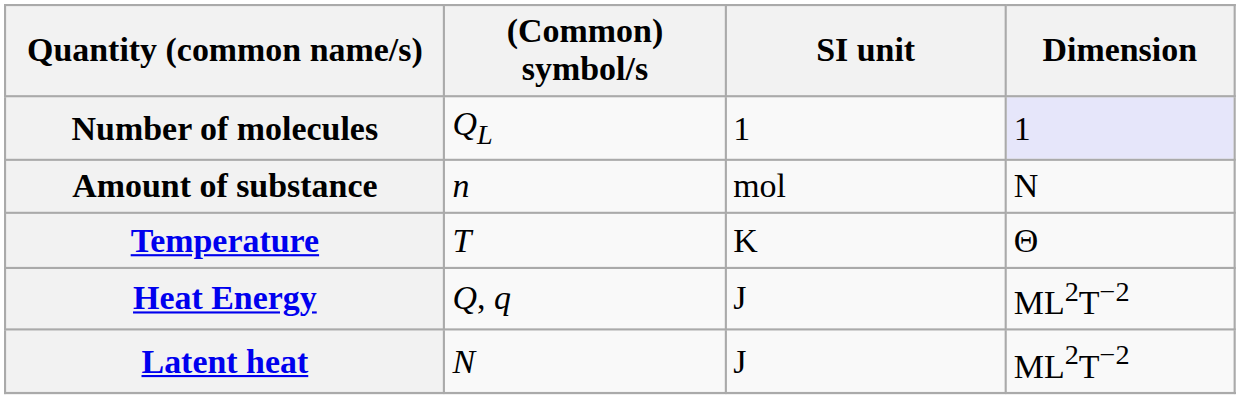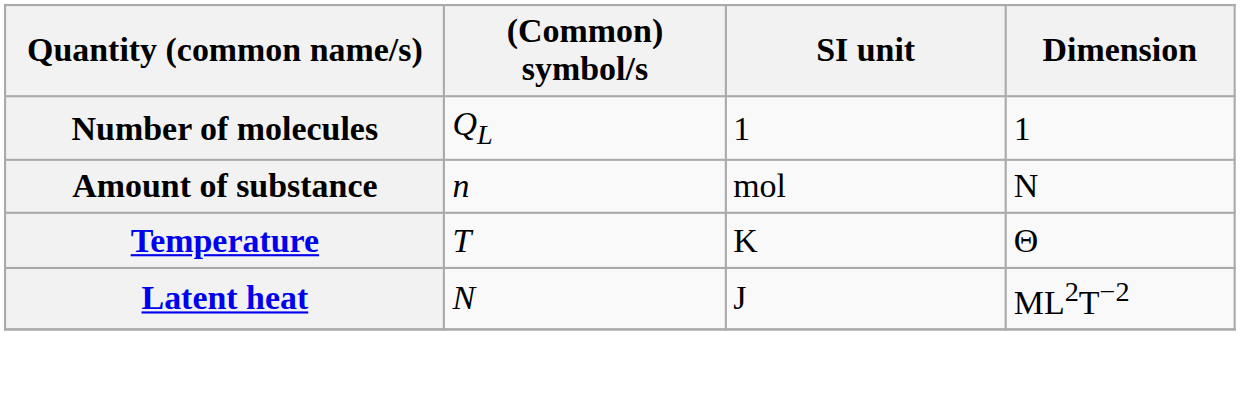(1022, 127) lavender background -> (1022, 127) no background
- row: (225, 298)
